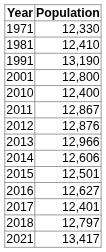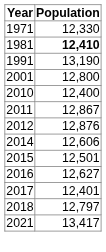(81, 45) normal -> (81, 45) bold
- row: (20, 142)
